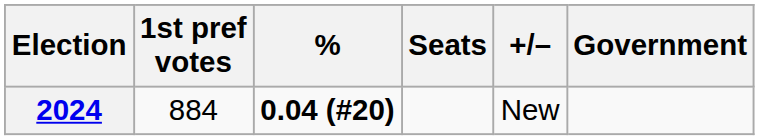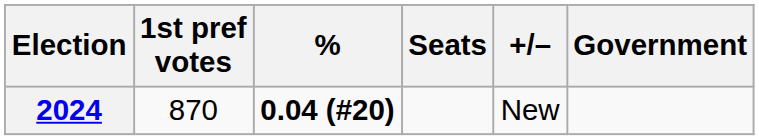(193, 109) 884 -> (193, 109) 870
